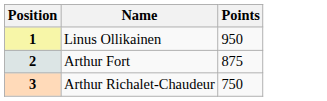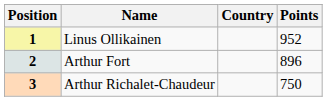+ column: (247, 15)
(232, 38) 950 -> (291, 38) 952
(232, 61) 875 -> (291, 61) 896
